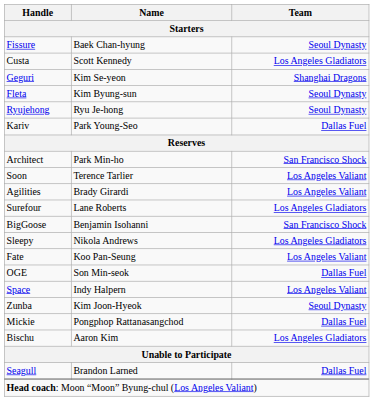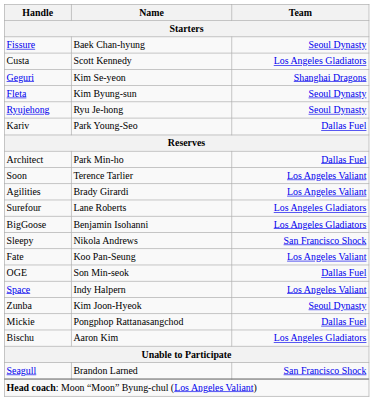(325, 159) San Francisco Shock -> (344, 159) Dallas Fuel
(325, 224) San Francisco Shock -> (320, 224) Los Angeles Gladiators
(320, 240) Los Angeles Gladiators -> (325, 240) San Francisco Shock
(344, 371) Dallas Fuel -> (325, 371) San Francisco Shock
